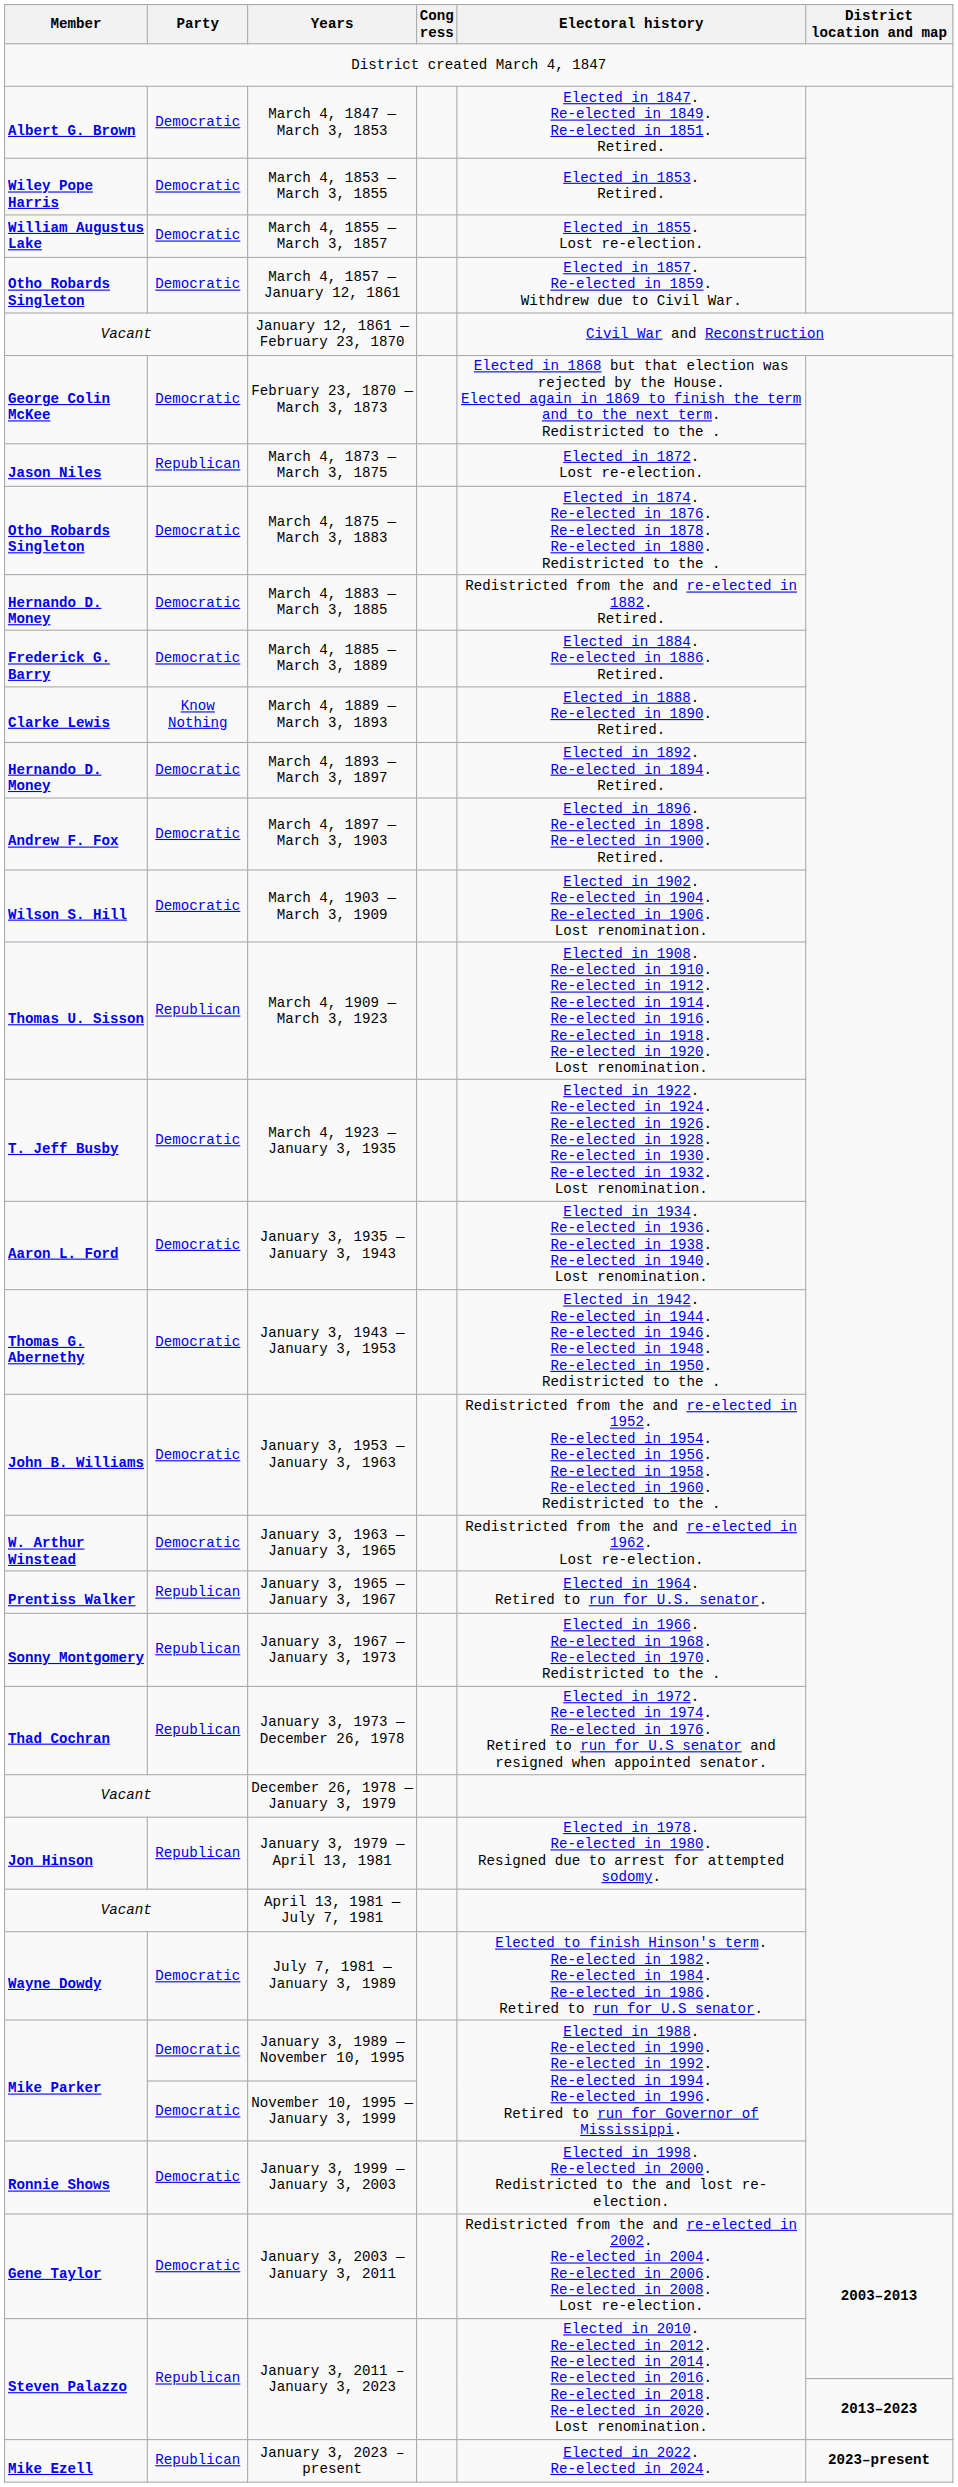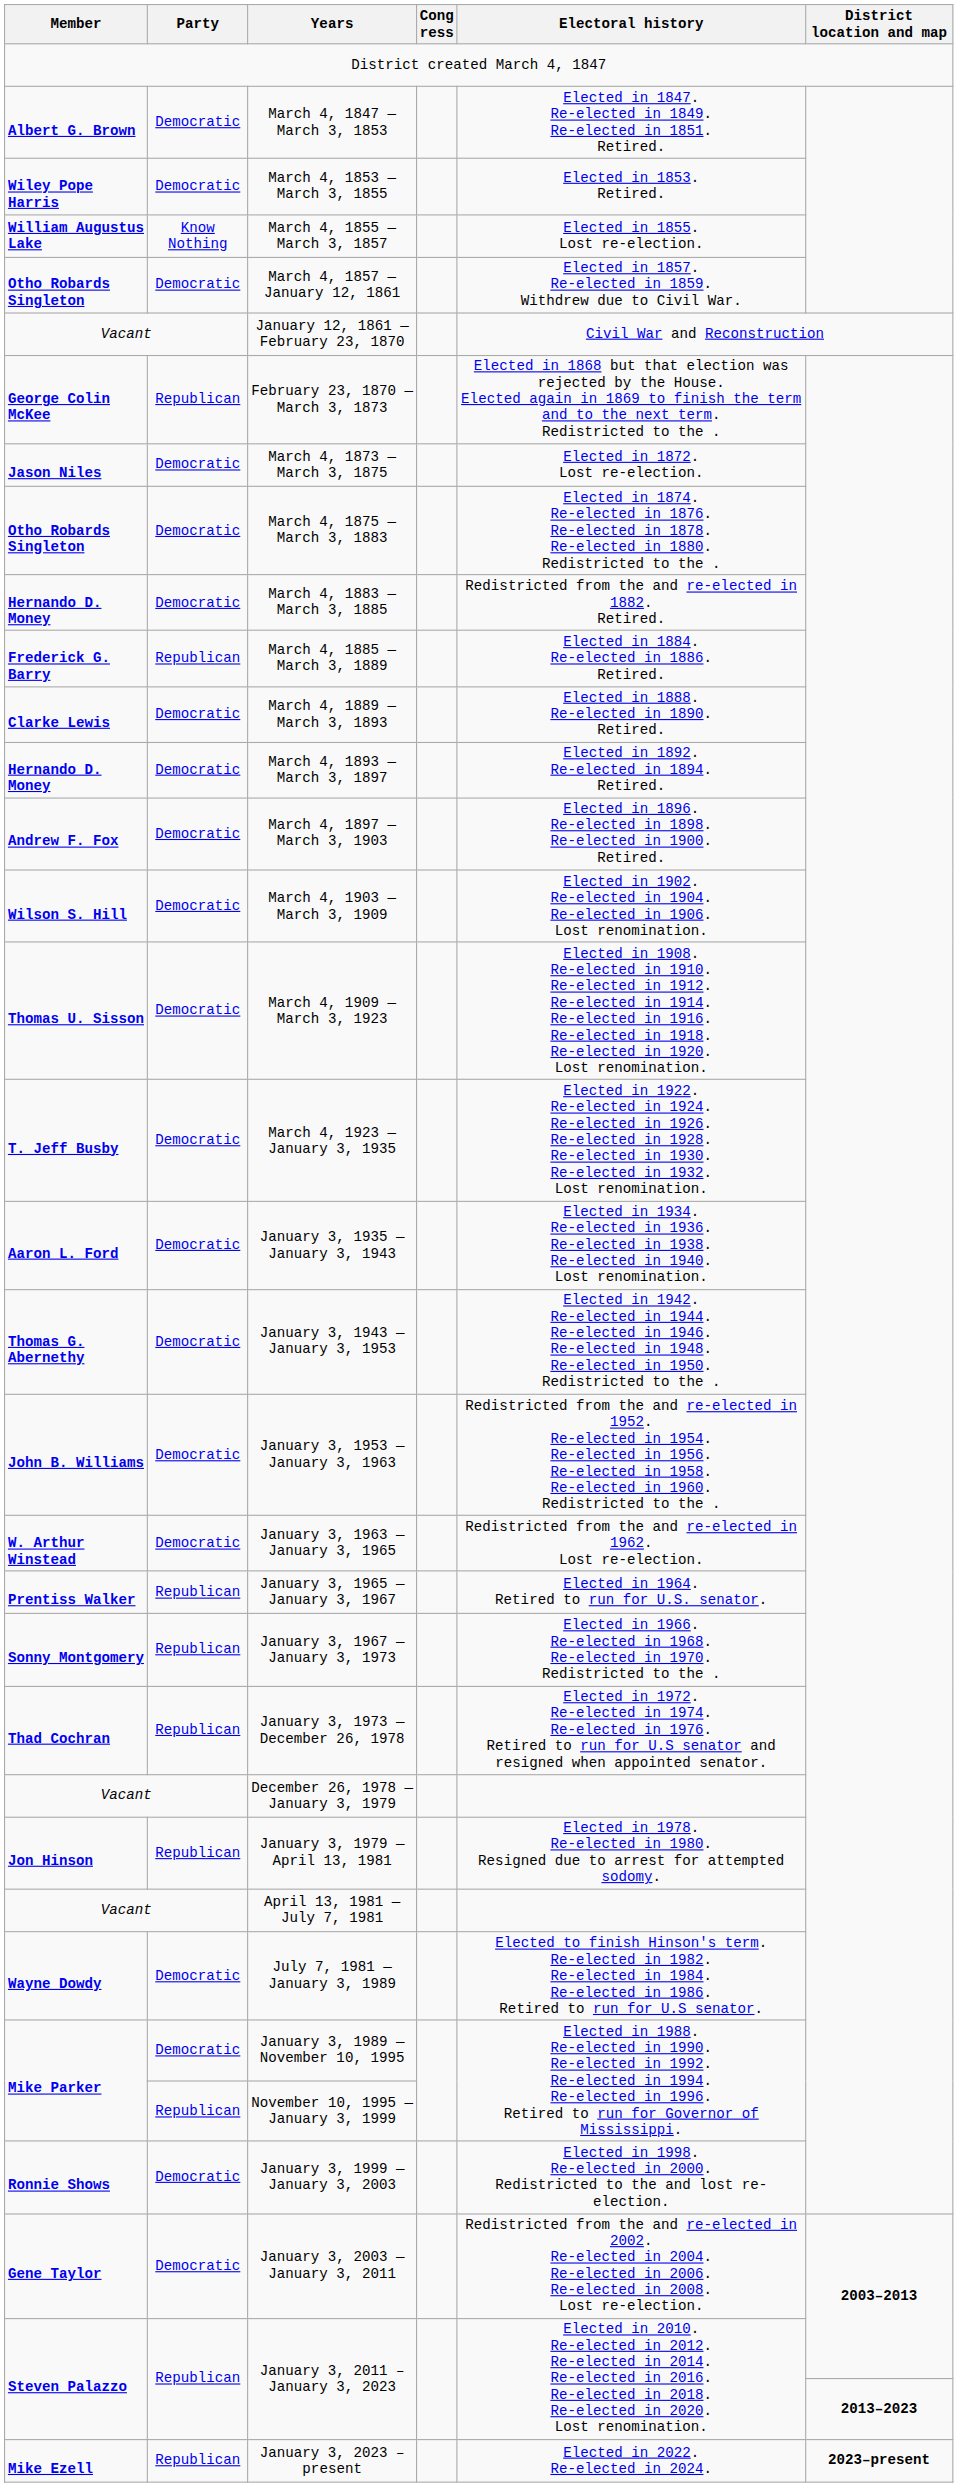(198, 236) Democratic -> (198, 236) Know Nothing
(198, 399) Democratic -> (198, 399) Republican
(198, 465) Republican -> (198, 465) Democratic
(198, 658) Democratic -> (198, 658) Republican
(198, 714) Know Nothing -> (198, 714) Democratic
(198, 1011) Republican -> (198, 1011) Democratic
(198, 2111) Democratic -> (198, 2111) Republican
